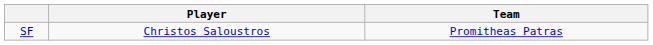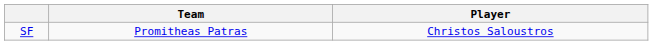columns swapped: (207, 13) <-> (506, 13)
